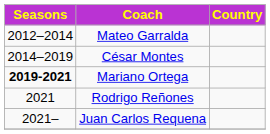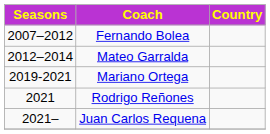+ row: (143, 35)
- row: (143, 56)
(40, 77) bold -> (40, 77) normal
